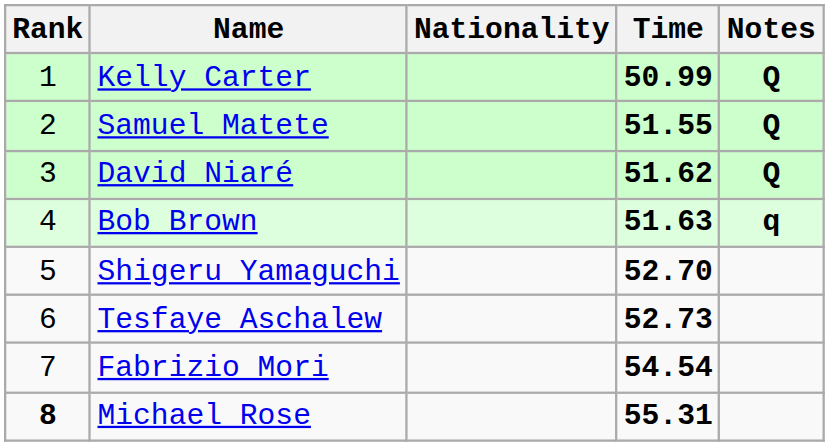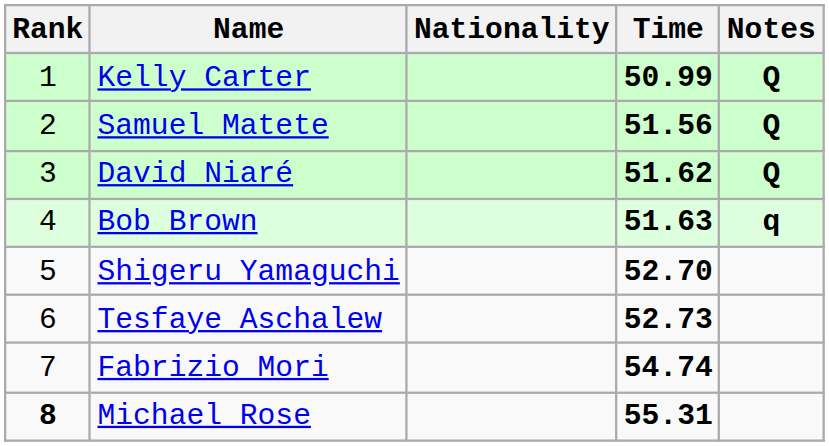(668, 126) 51.55 -> (668, 126) 51.56
(668, 367) 54.54 -> (668, 367) 54.74
